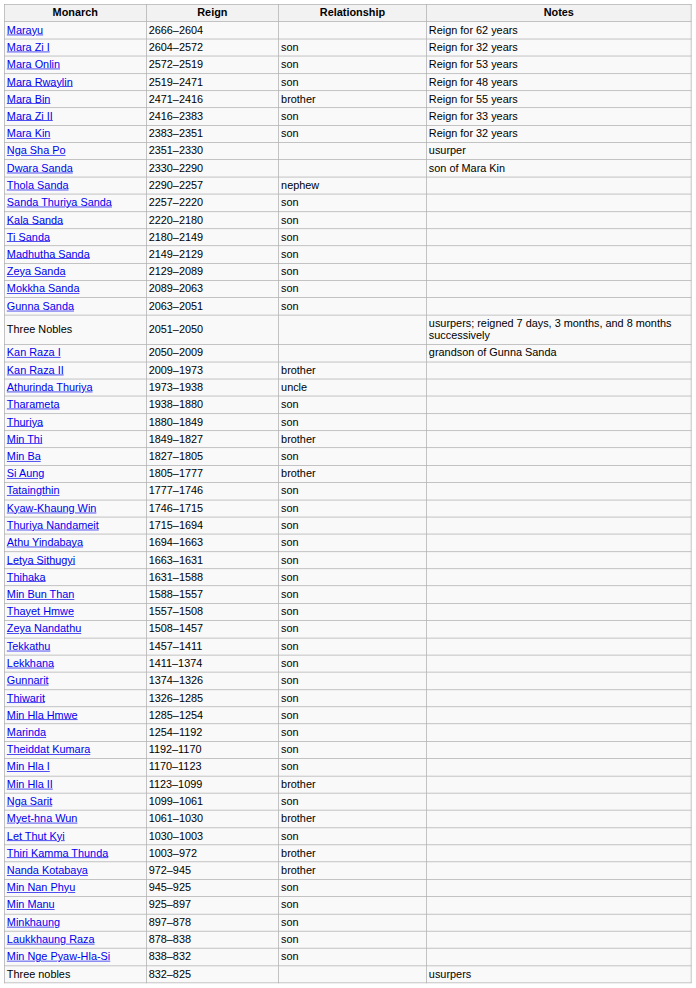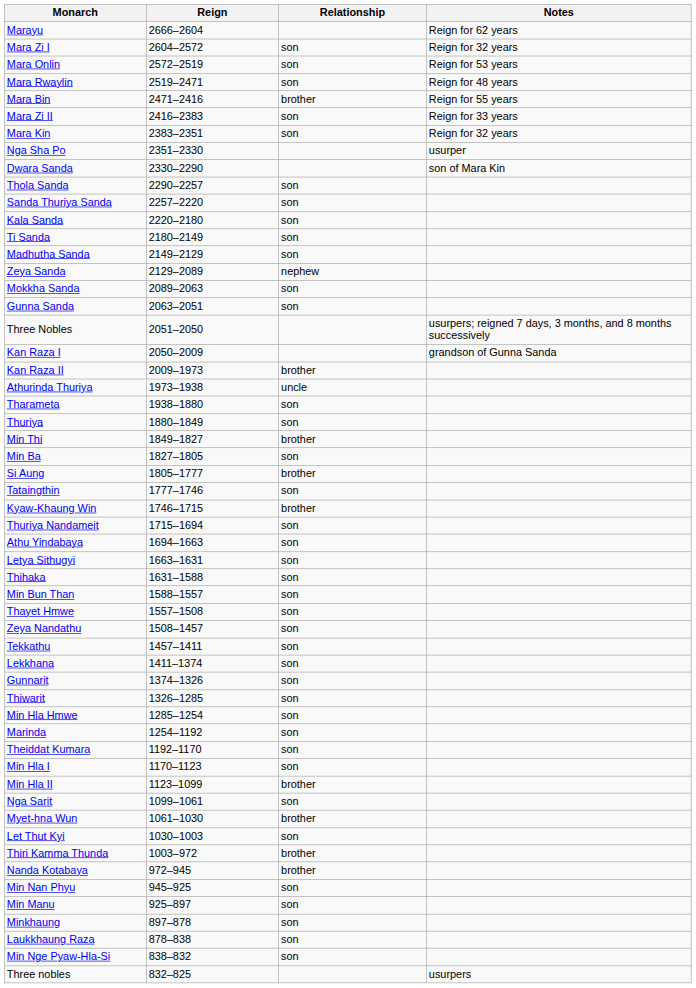(300, 185) nephew -> (290, 185) son
(290, 271) son -> (300, 271) nephew
(290, 508) son -> (298, 508) brother
